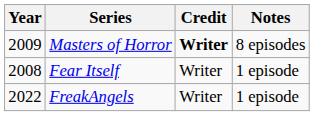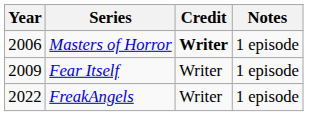(25, 44) 2009 -> (25, 44) 2006
(271, 44) 8 episodes -> (267, 44) 1 episode
(25, 70) 2008 -> (25, 70) 2009
